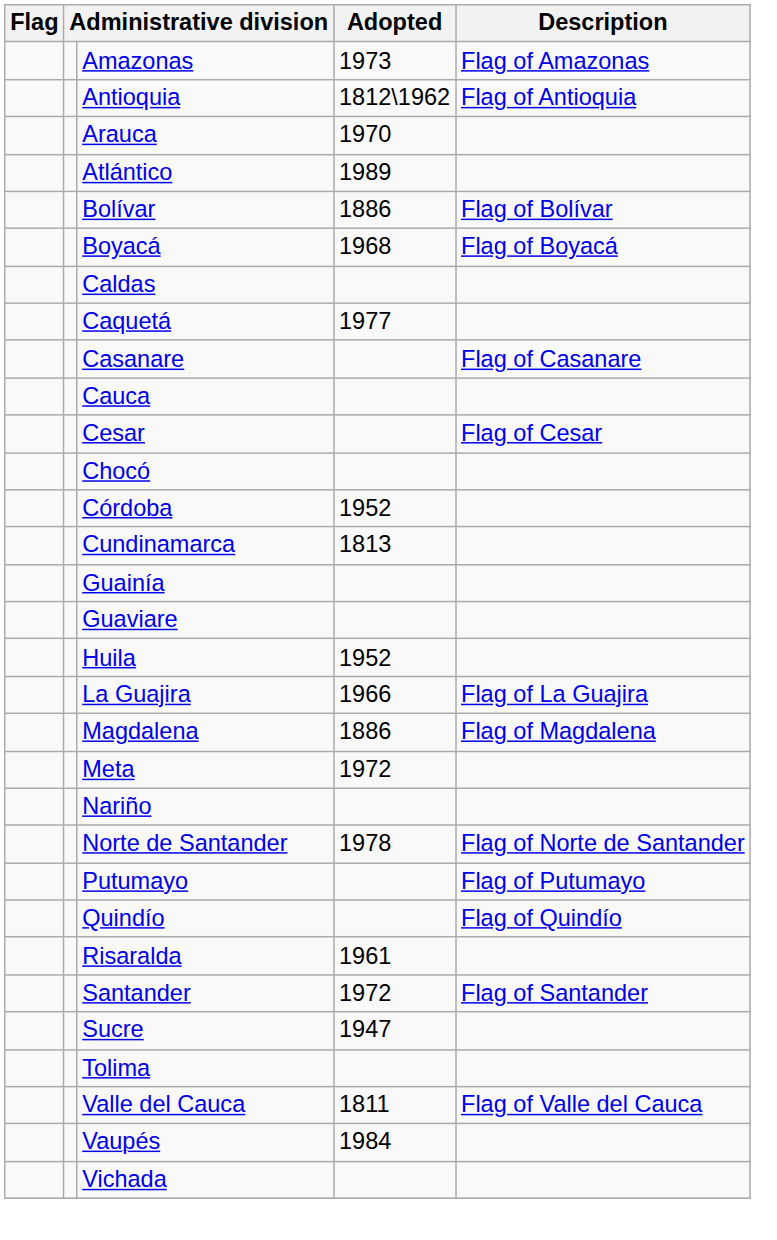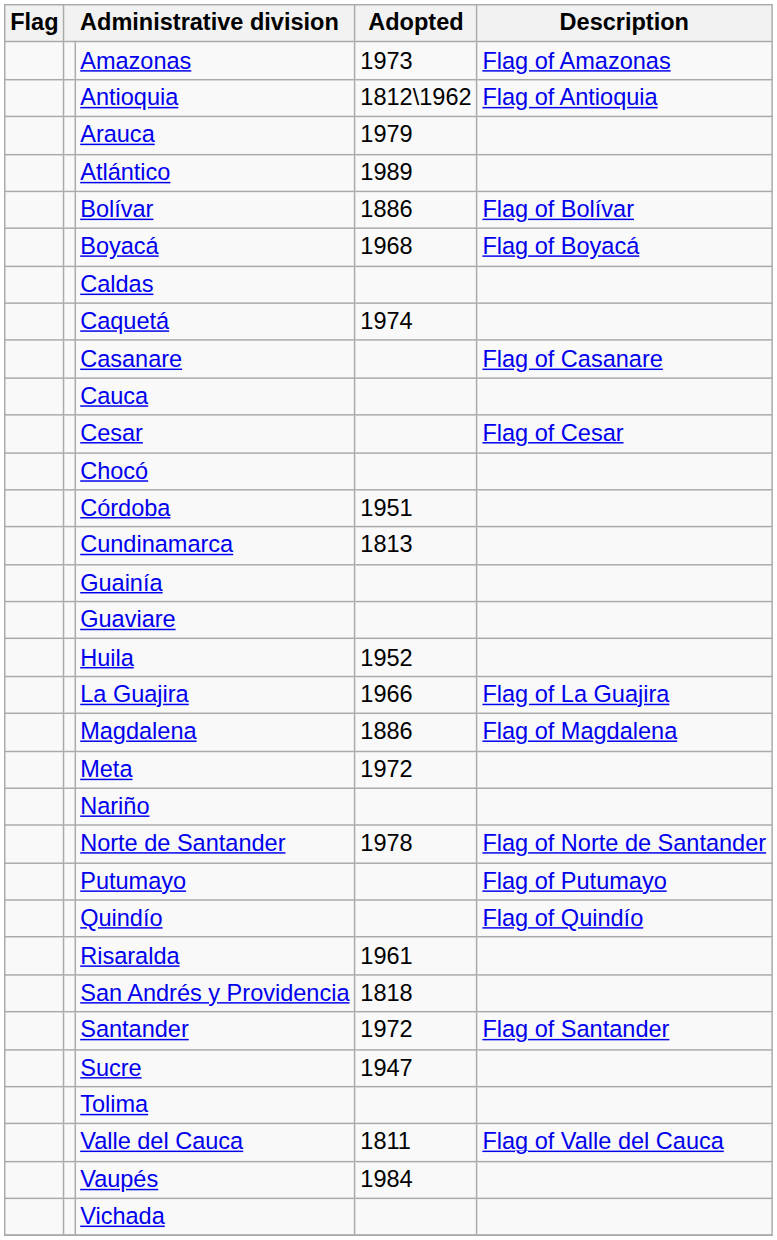(365, 135) 1970 -> (387, 135) 1979
(365, 321) 1977 -> (387, 321) 1974
(365, 508) 1952 -> (387, 508) 1951
+ row: (215, 992)
